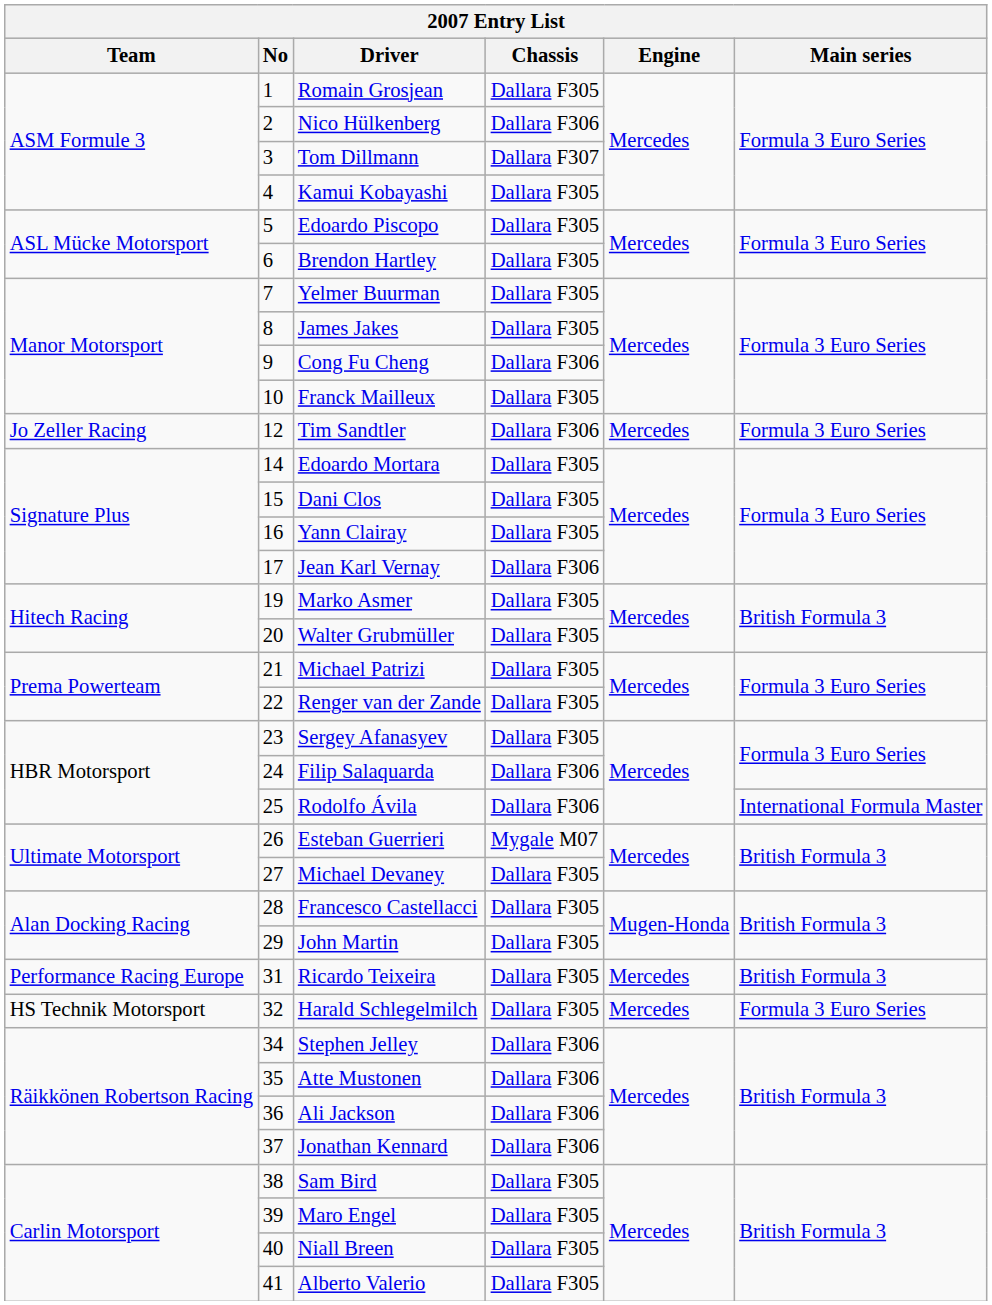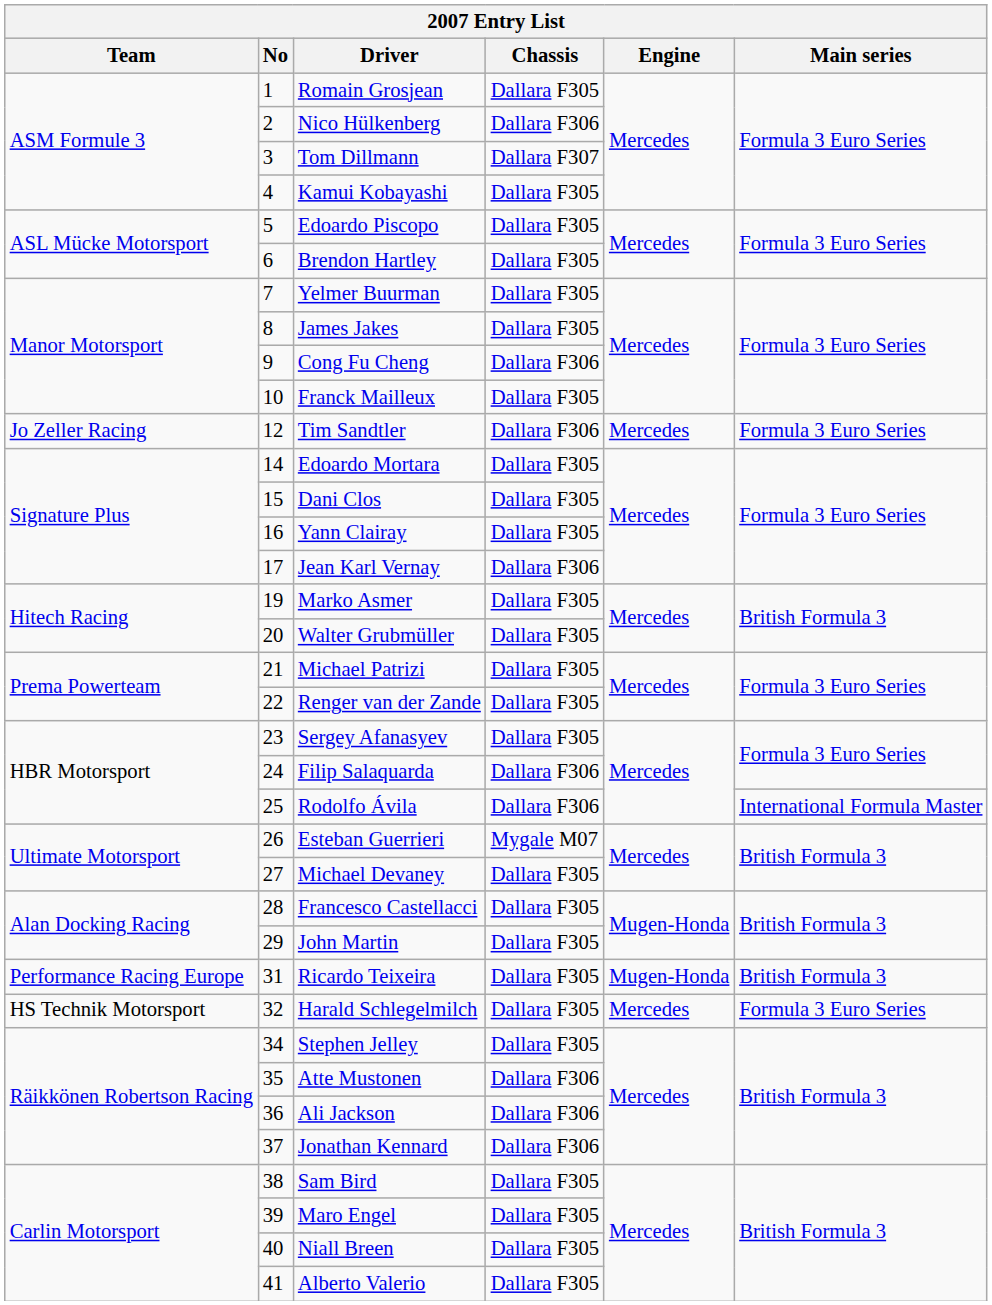(649, 976) Mercedes -> (669, 976) Mugen-Honda
(545, 1044) Dallara F306 -> (545, 1044) Dallara F305
